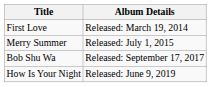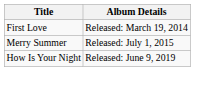- row: (31, 58)
